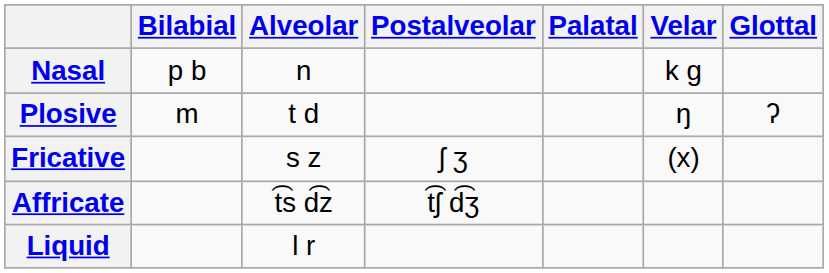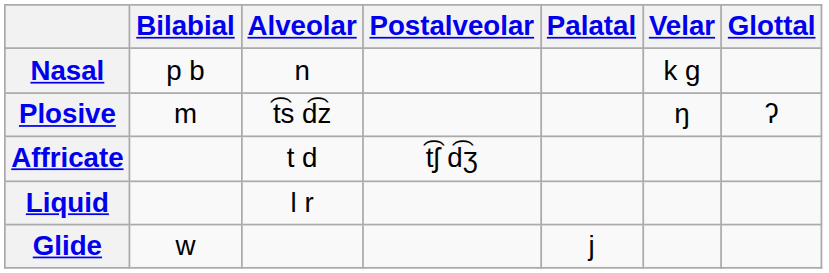(304, 114) t d -> (302, 114) t͡s d͡z
- row: (68, 158)
(304, 202) t͡s d͡z -> (302, 158) t d
+ row: (67, 245)
